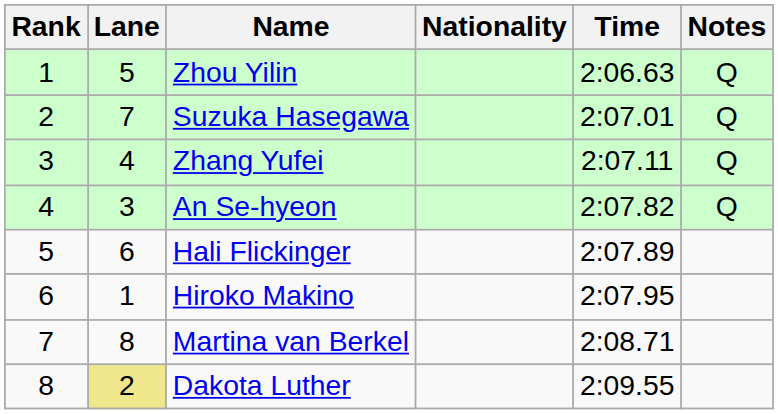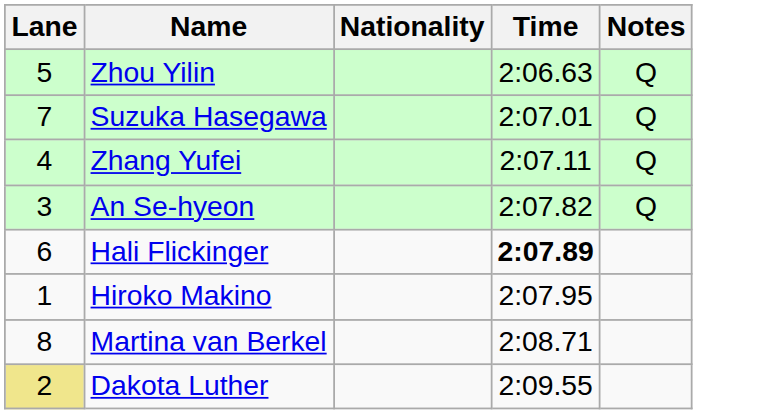- column: (46, 26)
(627, 251) normal -> (546, 251) bold
